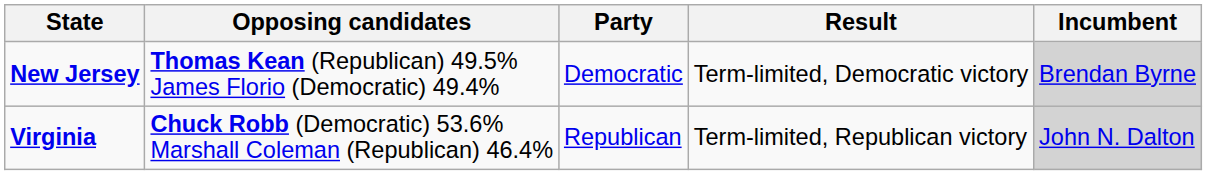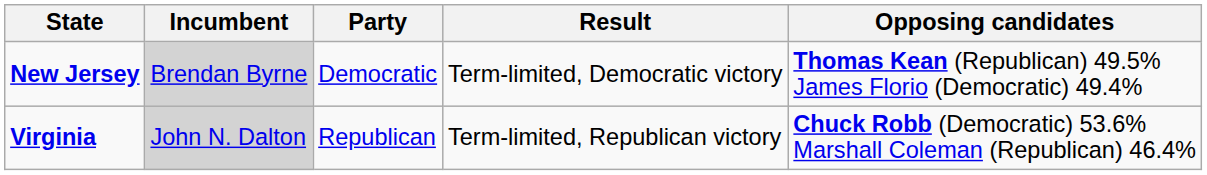columns swapped: (1118, 23) <-> (352, 23)
